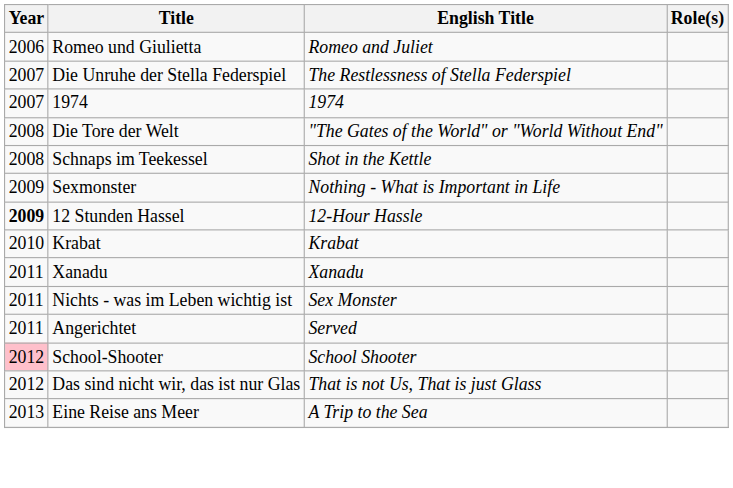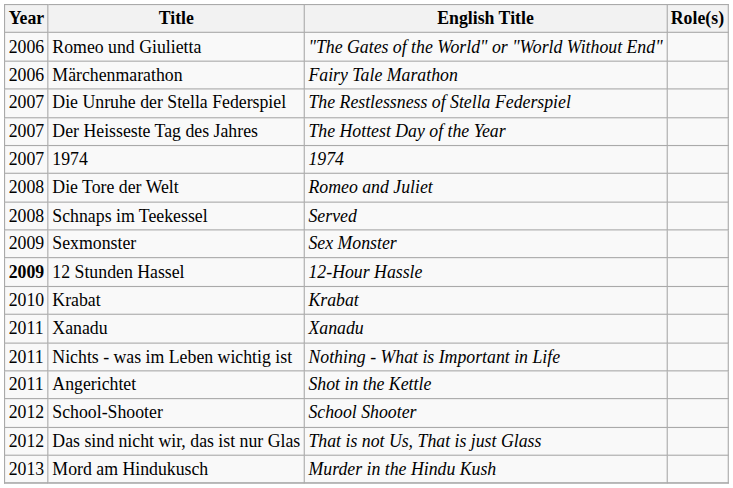(371, 46) Romeo and Juliet -> (486, 46) "The Gates of the World" or "World Without End"
+ row: (117, 74)
+ row: (155, 131)
(486, 131) "The Gates of the World" or "World Without End" -> (371, 187) Romeo and Juliet
(370, 159) Shot in the Kettle -> (333, 215) Served
(434, 187) Nothing - What is Important in Life -> (353, 243) Sex Monster
(353, 300) Sex Monster -> (434, 356) Nothing - What is Important in Life
(333, 328) Served -> (370, 384) Shot in the Kettle
(26, 356) pink background -> (26, 412) no background
+ row: (130, 469)
- row: (126, 412)
